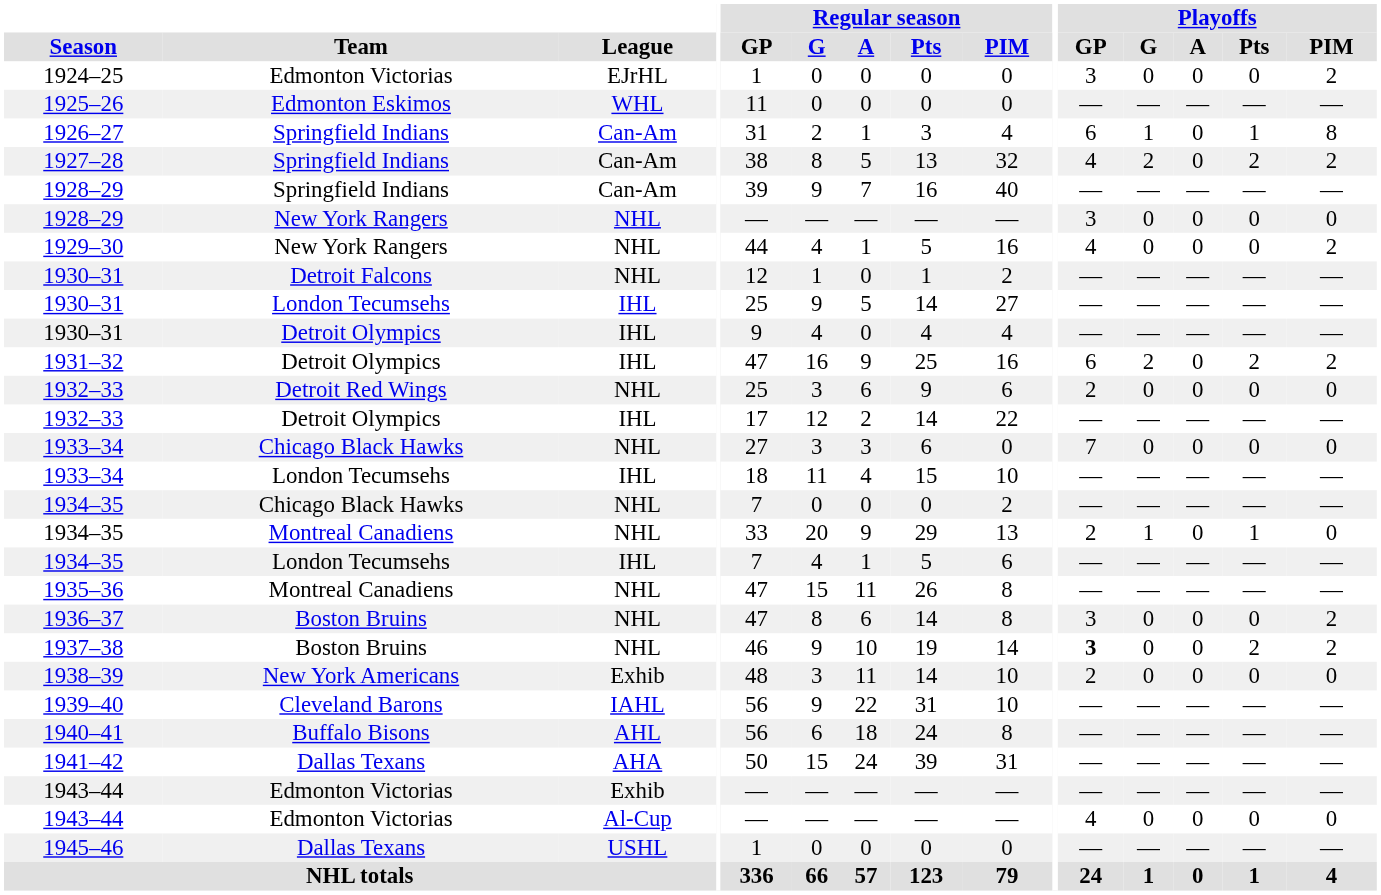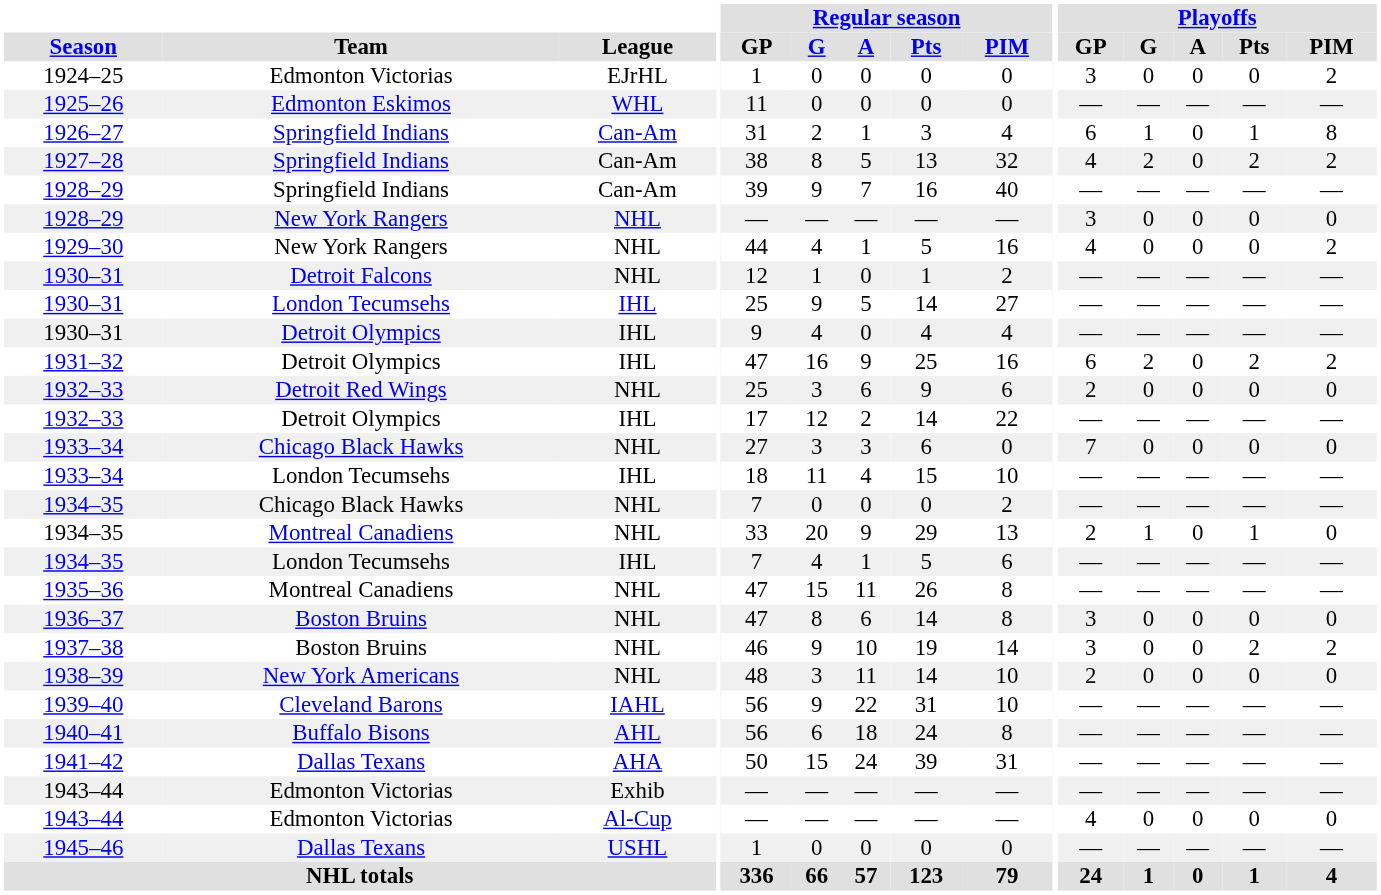(1331, 618) 2 -> (1331, 618) 0
(1091, 647) bold -> (1091, 647) normal
(637, 675) Exhib -> (637, 675) NHL
